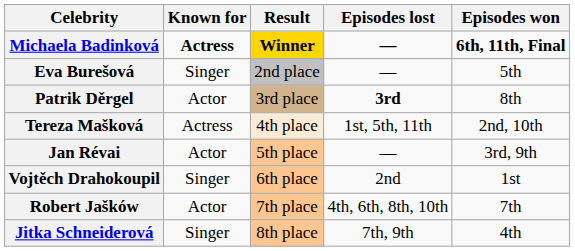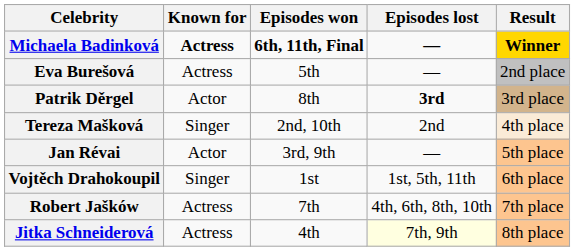columns swapped: (511, 17) <-> (287, 17)
(207, 71) Singer -> (207, 71) Actress
(207, 125) Actress -> (207, 125) Singer
(388, 125) 1st, 5th, 11th -> (432, 125) 2nd
(388, 179) 2nd -> (432, 179) 1st, 5th, 11th
(207, 206) Actor -> (207, 206) Actress
(207, 233) Singer -> (207, 233) Actress
(388, 233) no background -> (432, 233) lightyellow background
